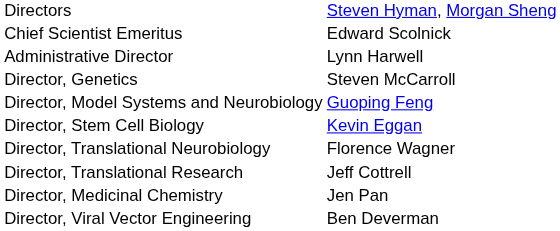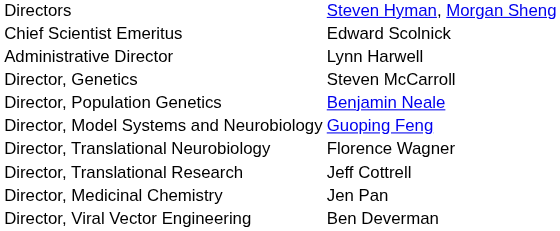+ row: (113, 102)
- row: (104, 126)
